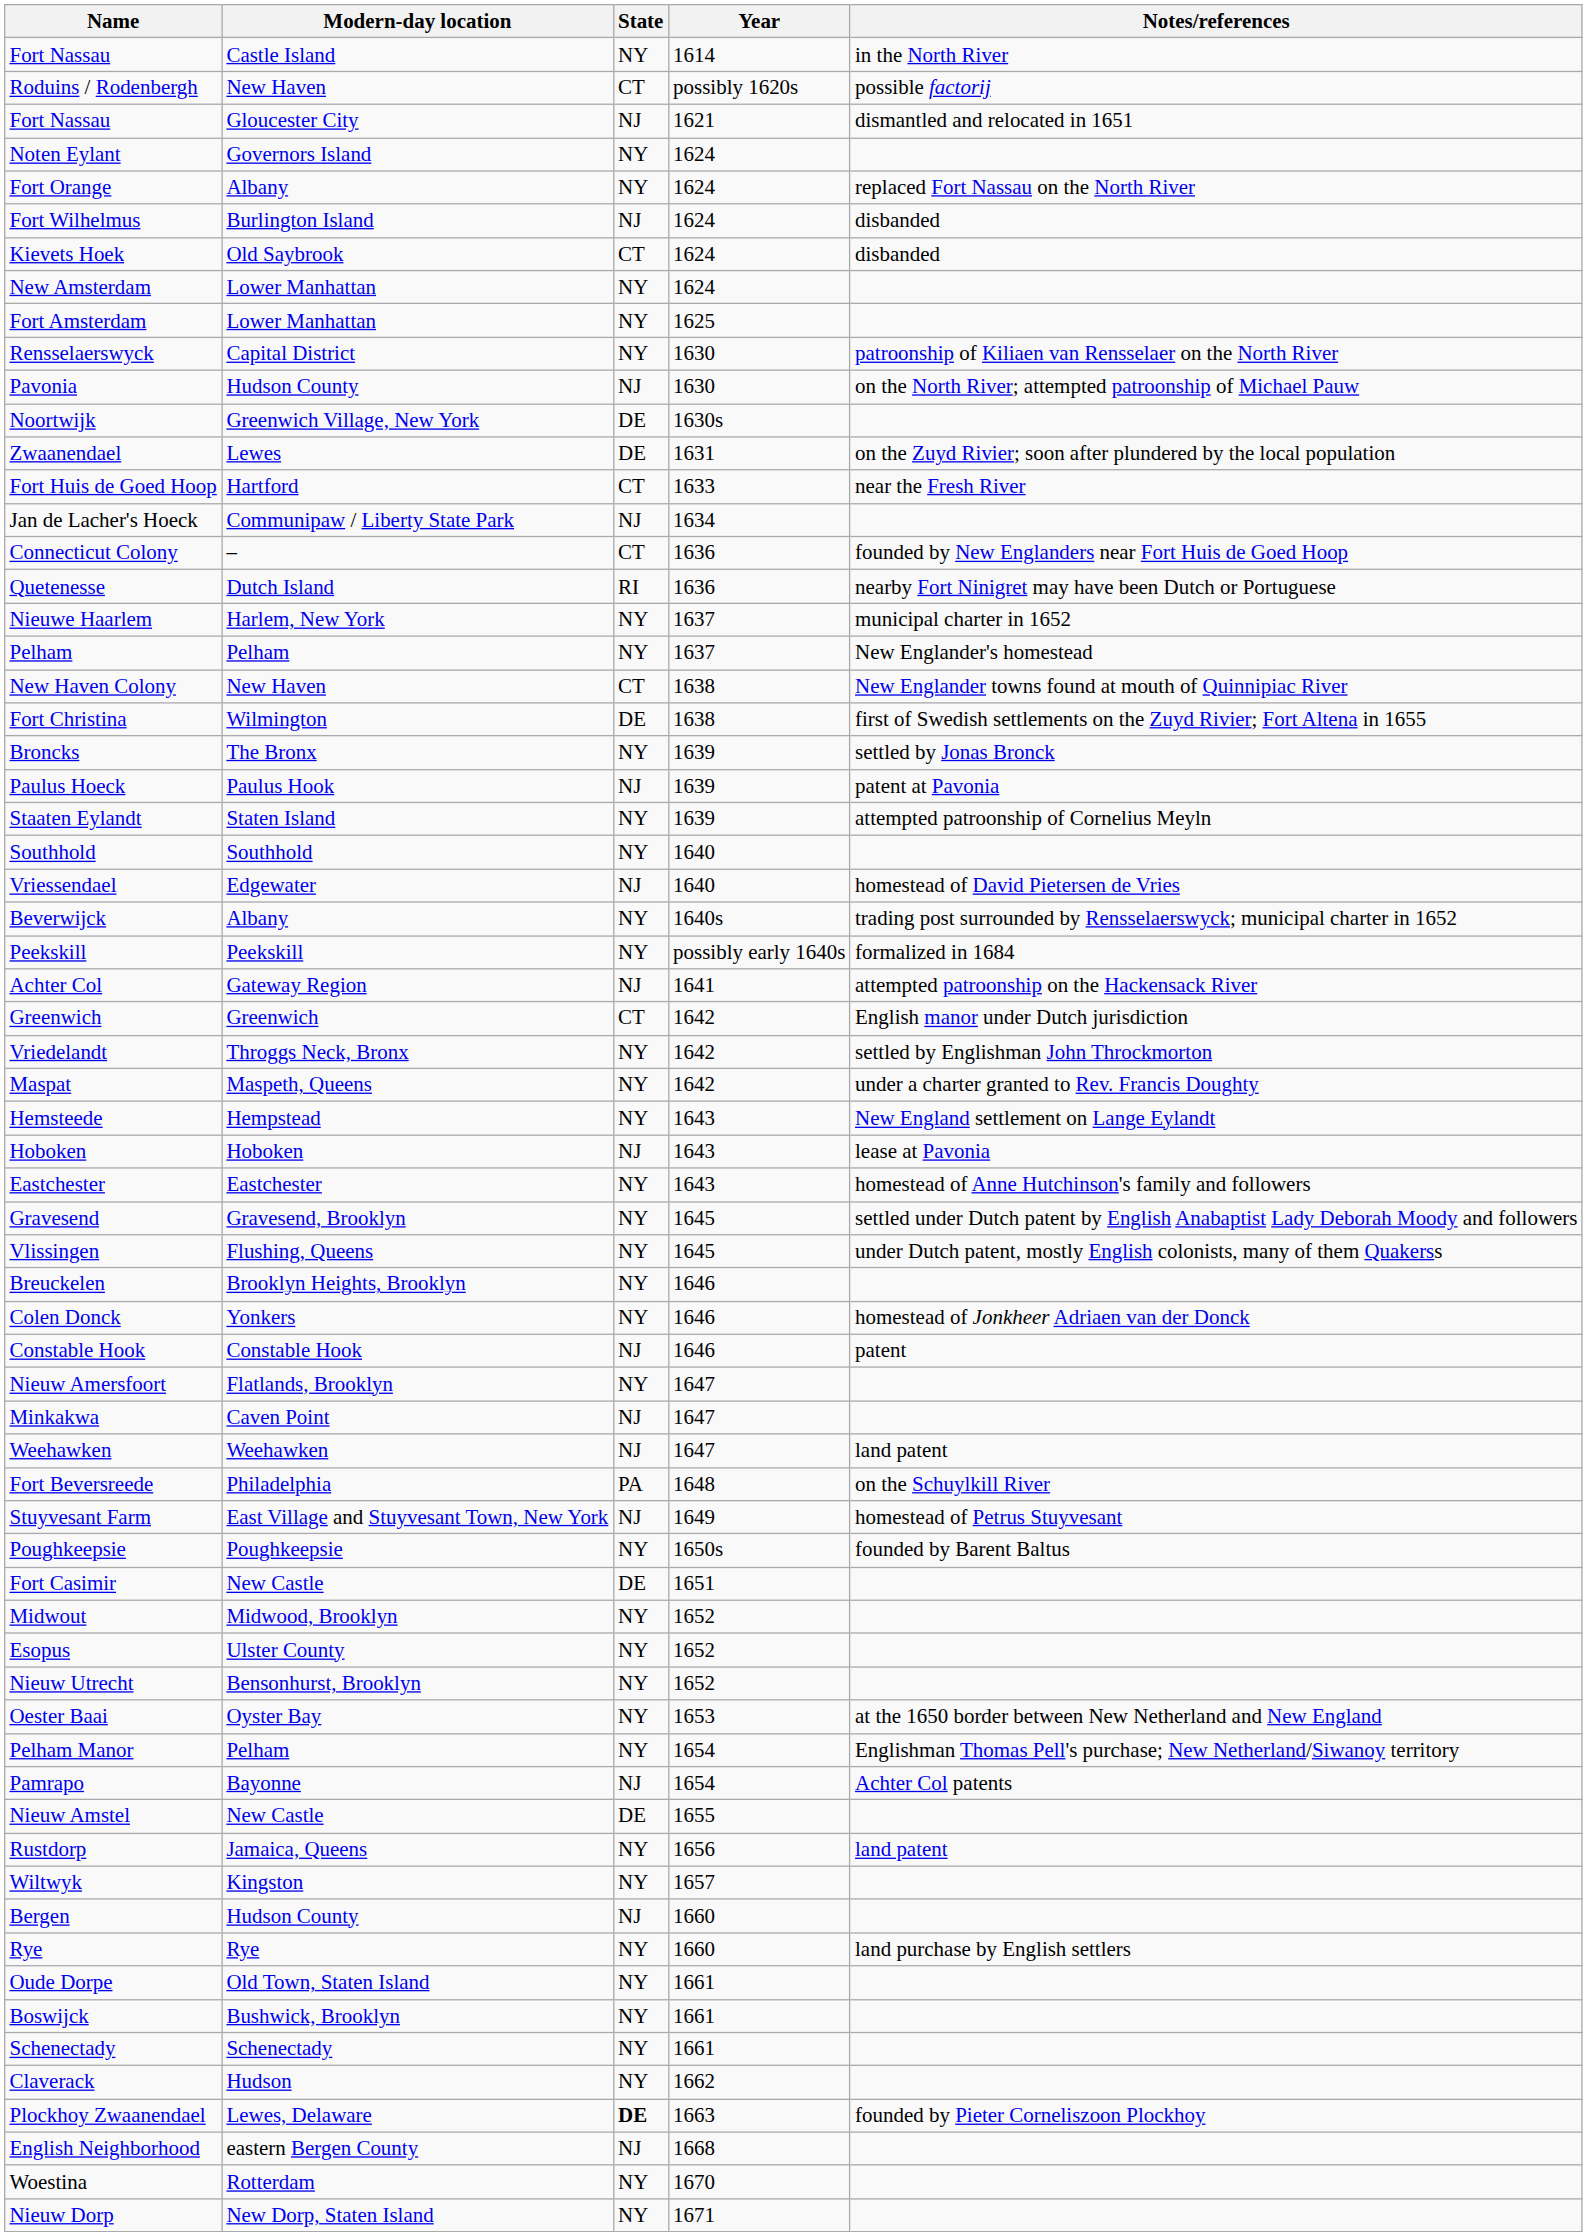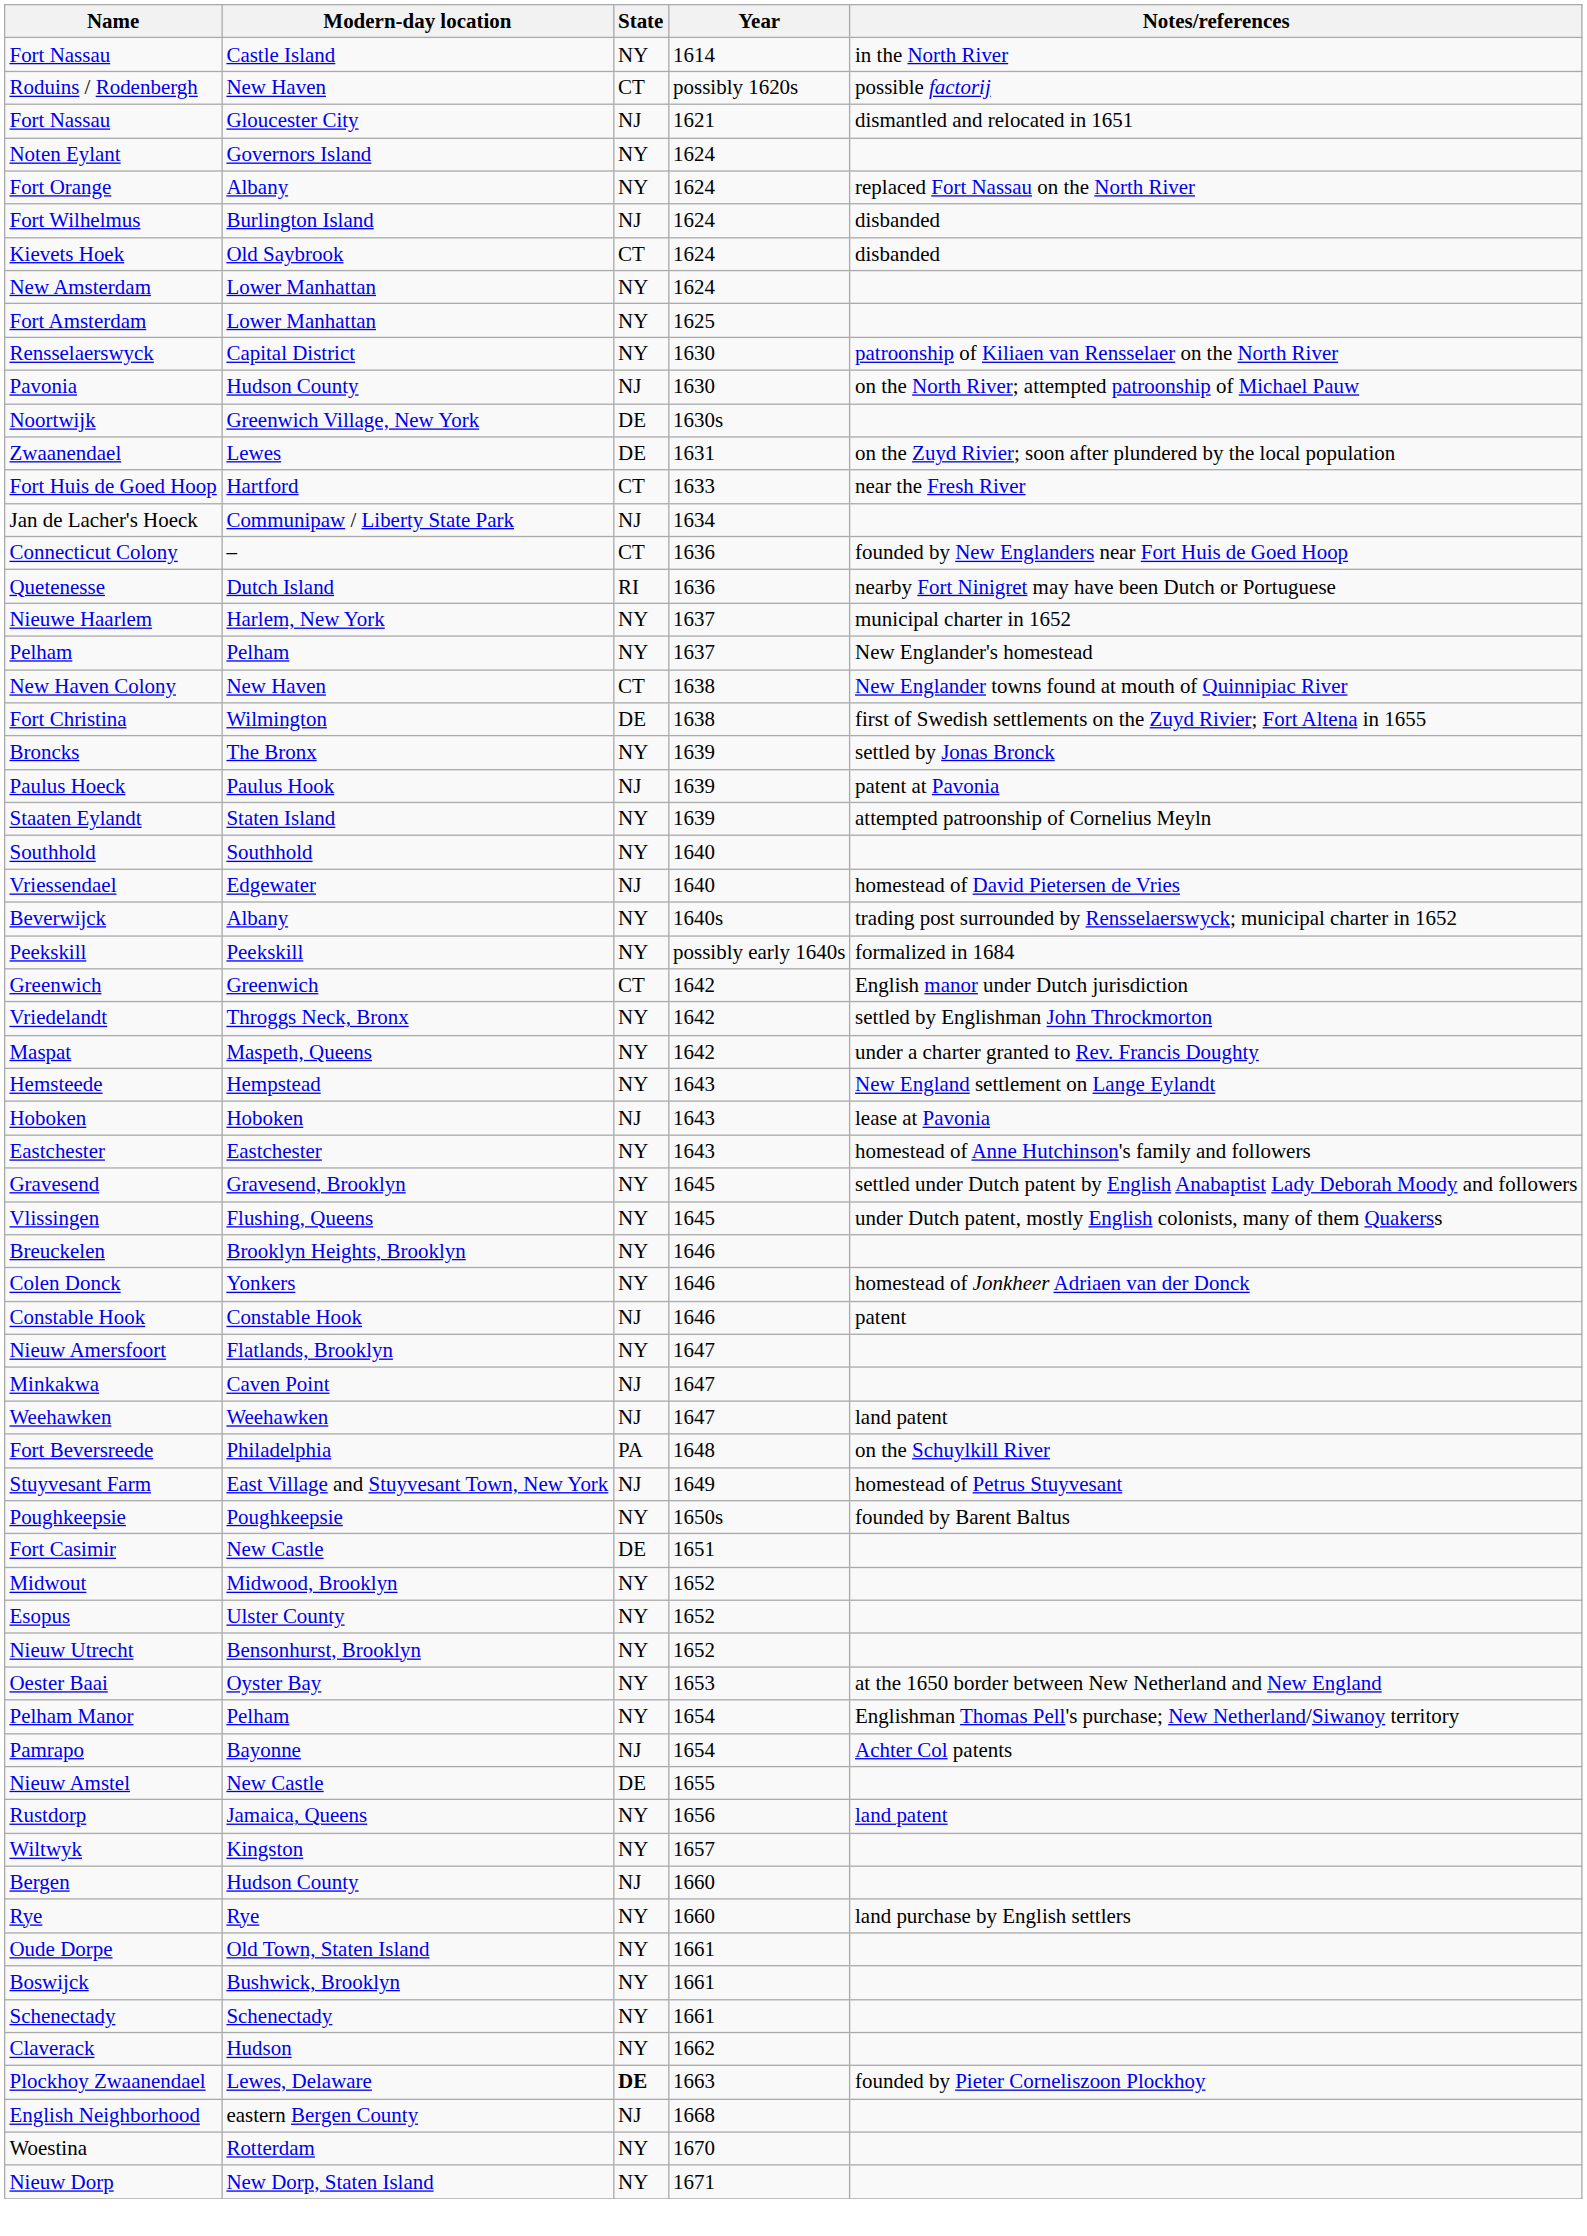- row: (56, 985)
